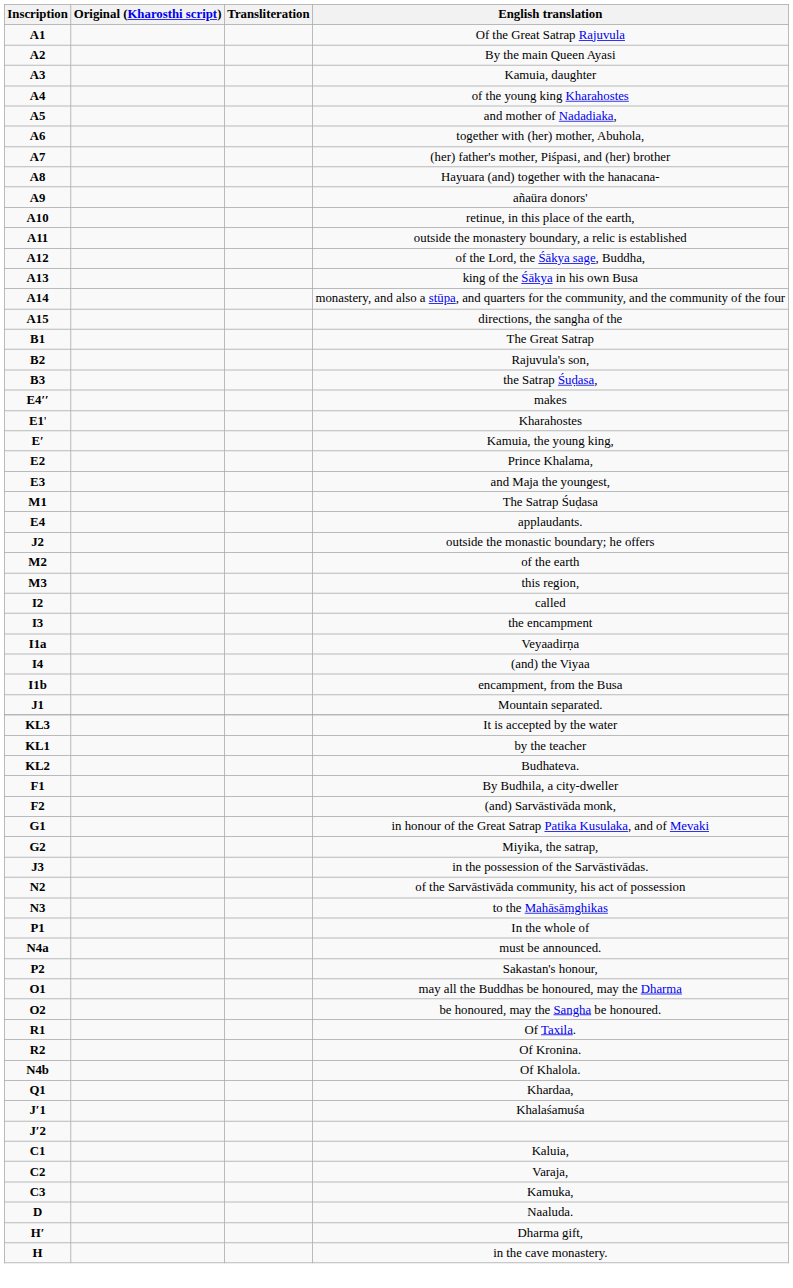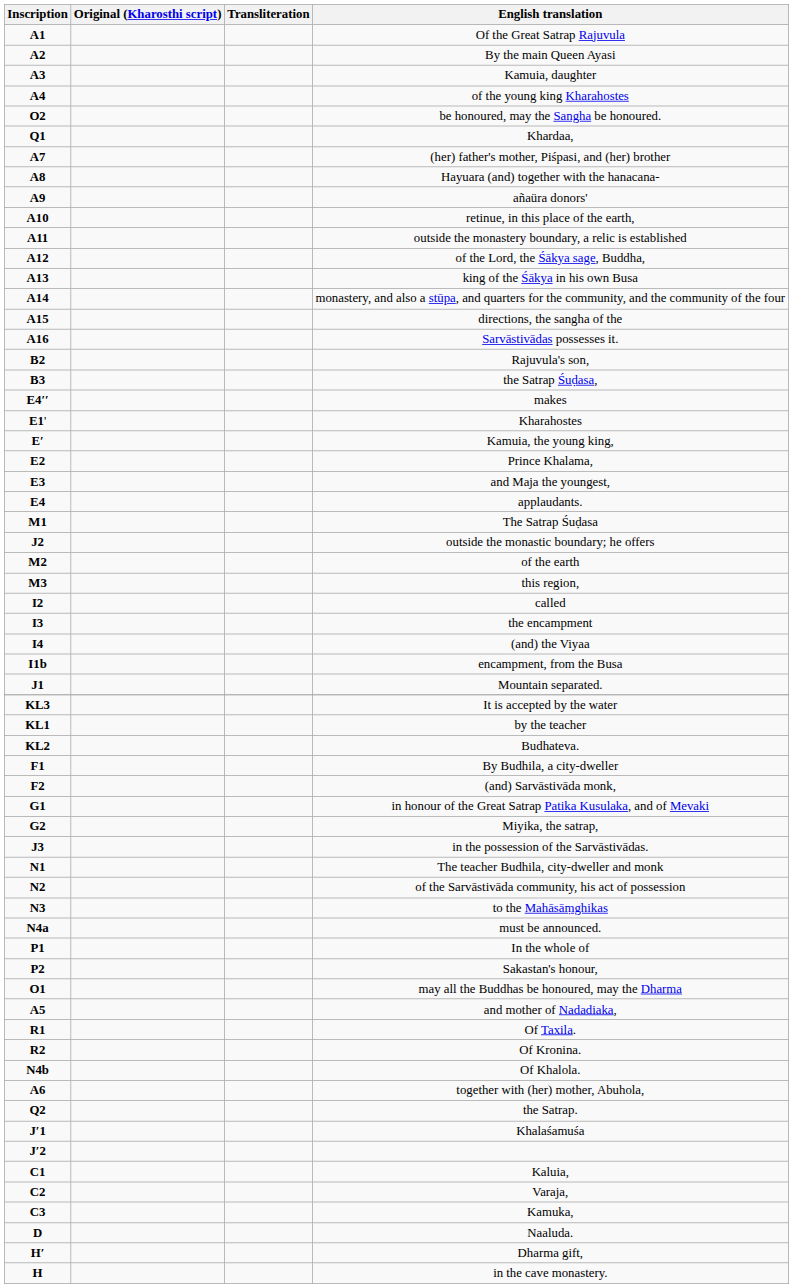rows swapped: (38, 116) <-> (38, 1009)
rows swapped: (38, 136) <-> (38, 1090)
+ row: (38, 339)
- row: (38, 339)
rows swapped: (38, 522) <-> (38, 501)
- row: (38, 643)
+ row: (38, 867)
rows swapped: (38, 948) <-> (38, 928)
+ row: (38, 1110)
